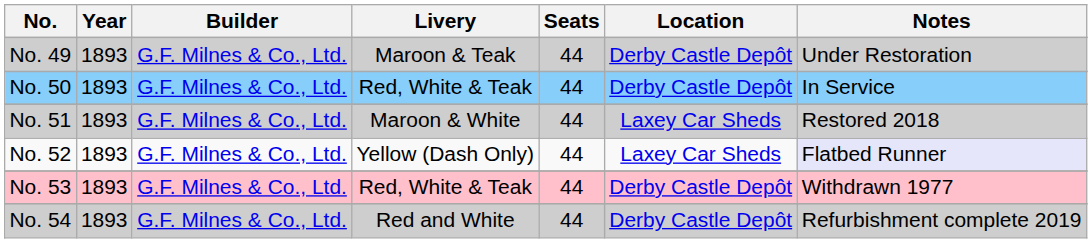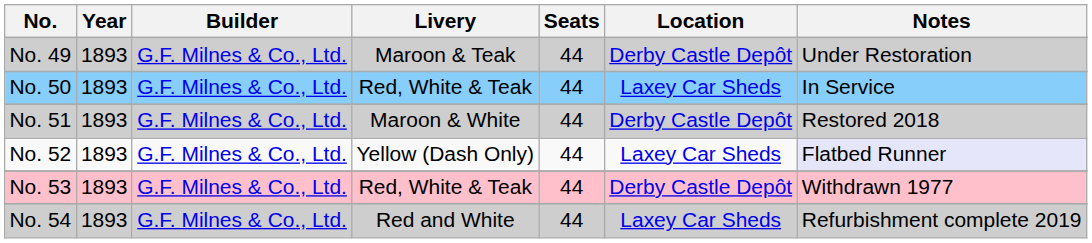(701, 87) Derby Castle Depôt -> (701, 87) Laxey Car Sheds
(701, 120) Laxey Car Sheds -> (701, 120) Derby Castle Depôt
(701, 220) Derby Castle Depôt -> (701, 220) Laxey Car Sheds
